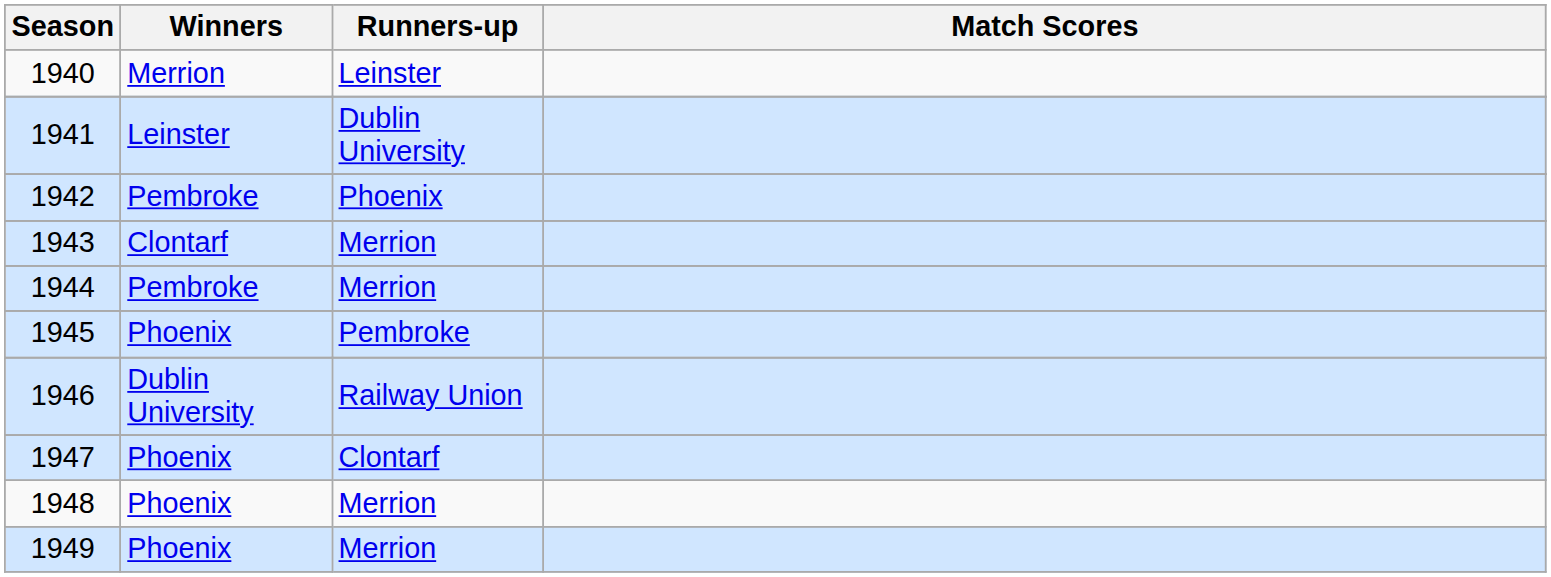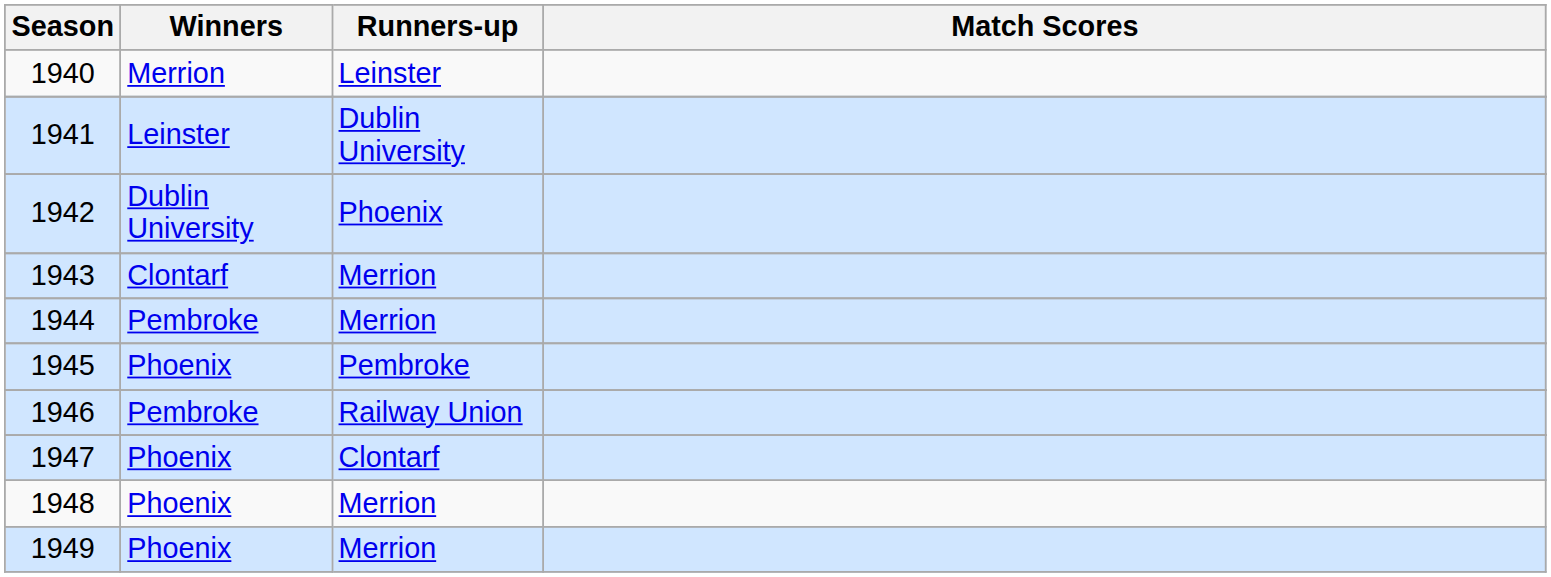(193, 196) Pembroke -> (190, 212) Dublin University
(190, 395) Dublin University -> (193, 411) Pembroke
